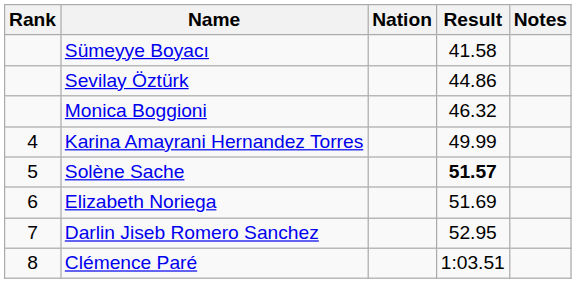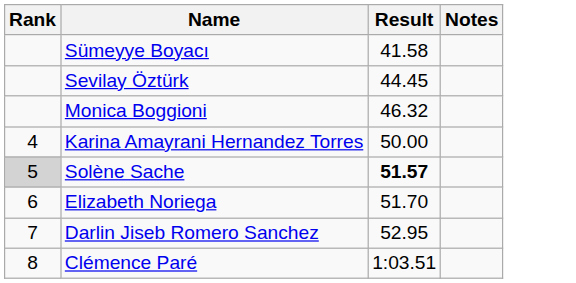- column: (402, 19)
(473, 80) 44.86 -> (404, 80) 44.45
(473, 141) 49.99 -> (404, 141) 50.00
(32, 171) no background -> (32, 171) lightgrey background
(473, 202) 51.69 -> (404, 202) 51.70
